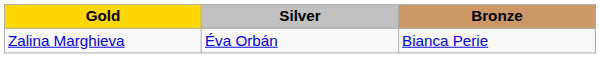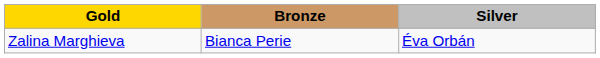columns swapped: (300, 16) <-> (497, 16)
